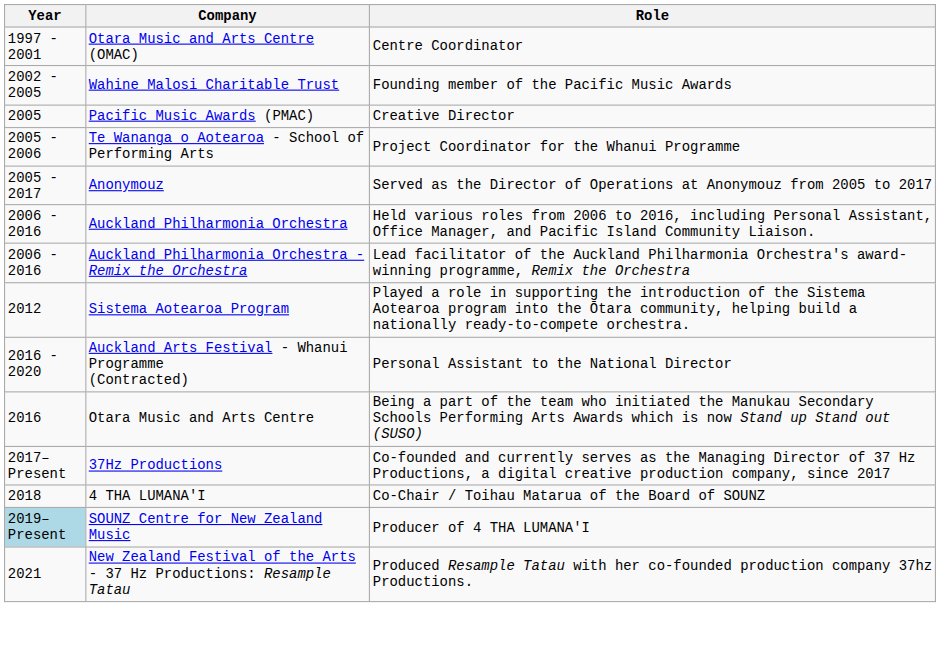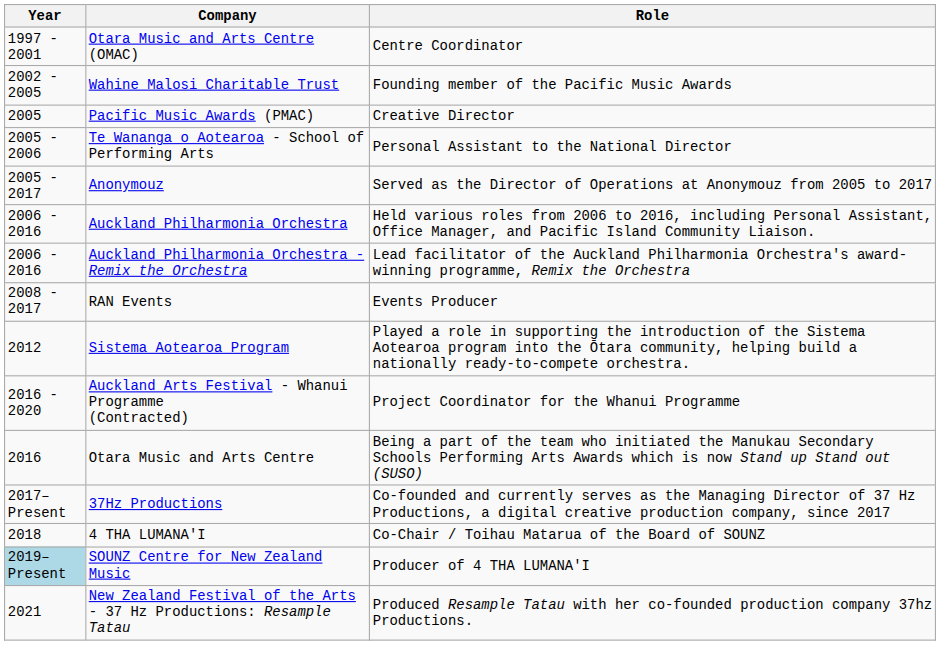(556, 147) Project Coordinator for the Whanui Programme -> (552, 147) Personal Assistant to the National Director
+ row: (130, 302)
(552, 364) Personal Assistant to the National Director -> (556, 403) Project Coordinator for the Whanui Programme
